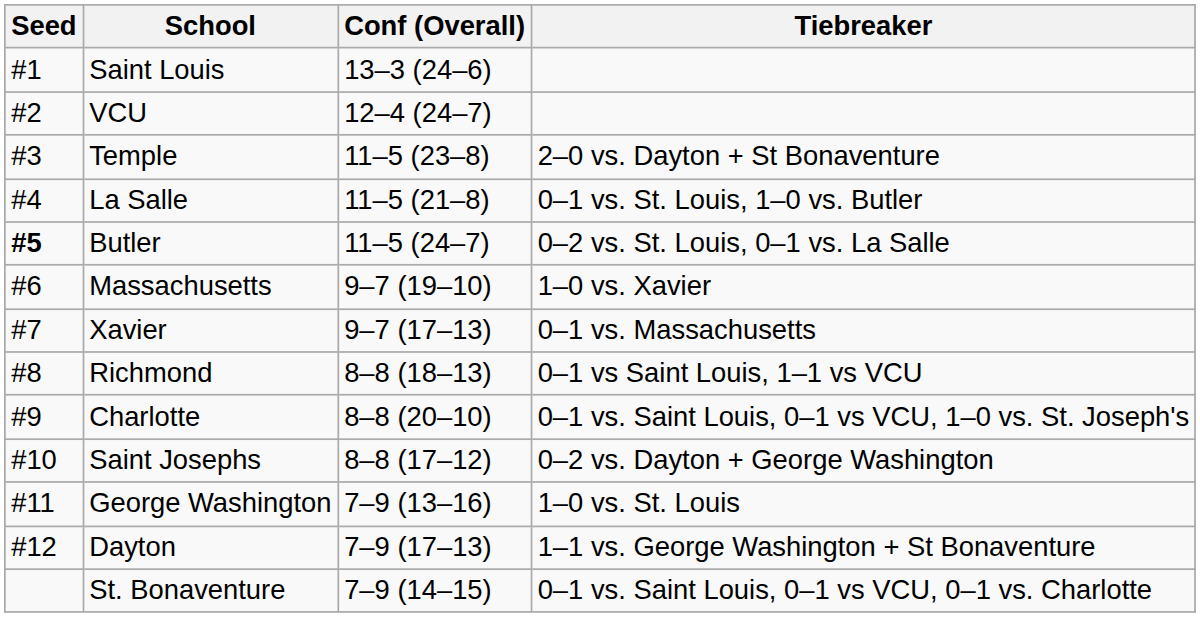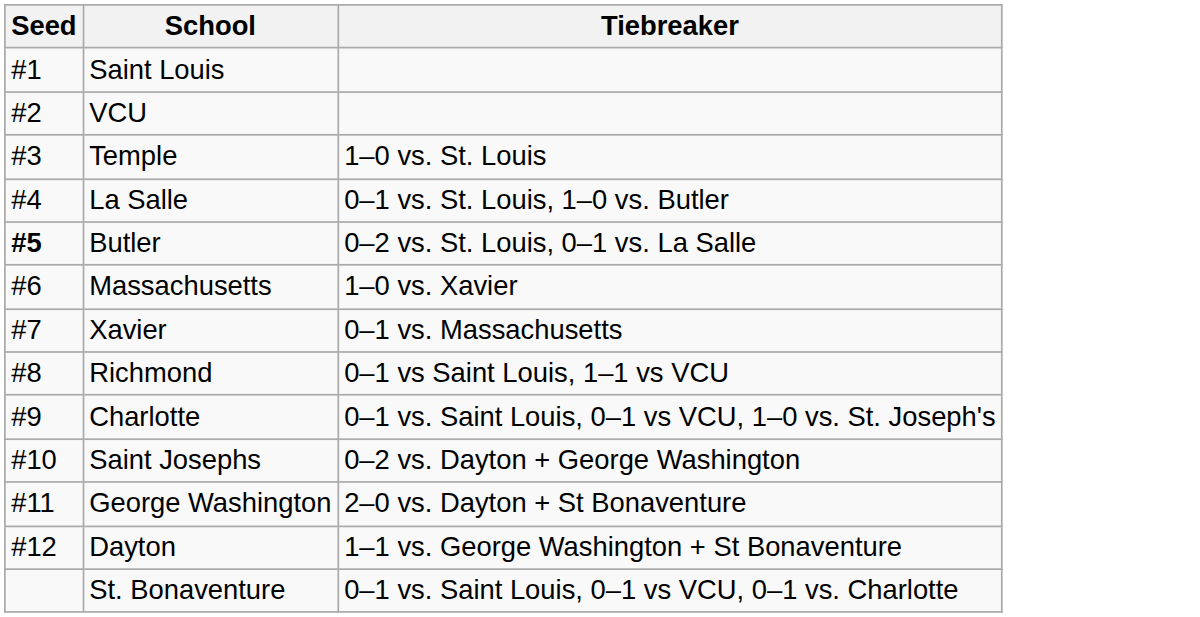- column: (435, 26)
(739, 156) 2–0 vs. Dayton + St Bonaventure -> (445, 156) 1–0 vs. St. Louis
(639, 503) 1–0 vs. St. Louis -> (545, 503) 2–0 vs. Dayton + St Bonaventure
